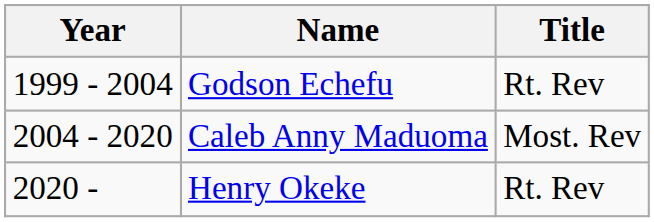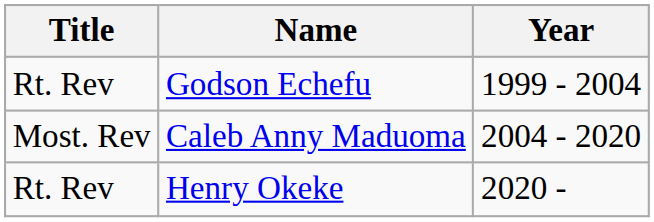columns swapped: (572, 30) <-> (93, 30)
